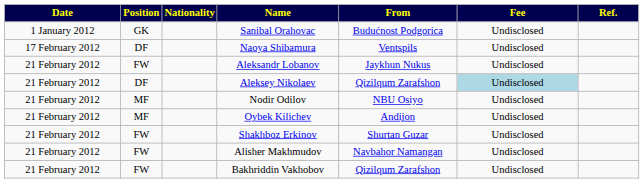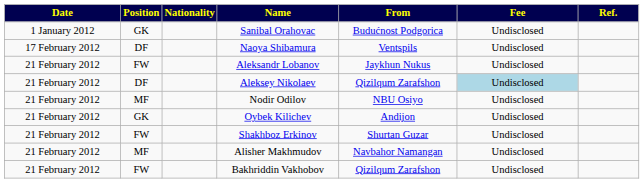(141, 117) MF -> (141, 117) GK
(141, 152) FW -> (141, 152) MF
